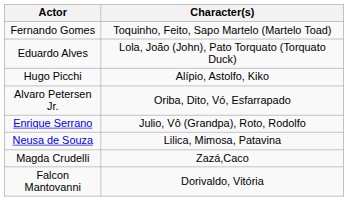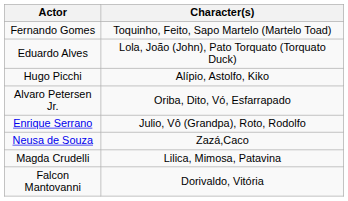(222, 141) Lilica, Mimosa, Patavina -> (222, 141) Zazá,Caco
(222, 158) Zazá,Caco -> (222, 158) Lilica, Mimosa, Patavina
